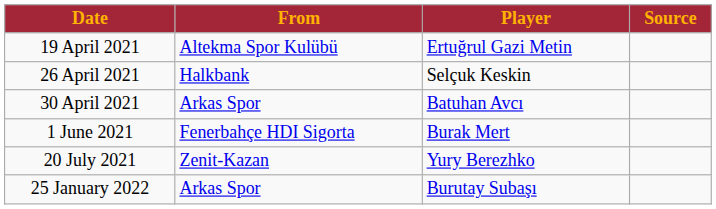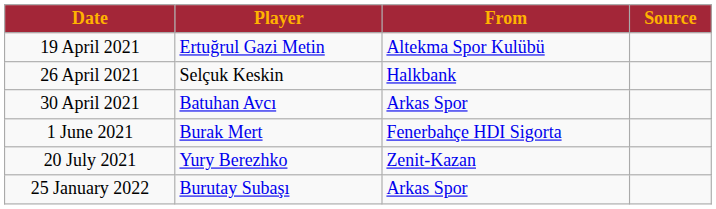columns swapped: (526, 18) <-> (299, 18)
